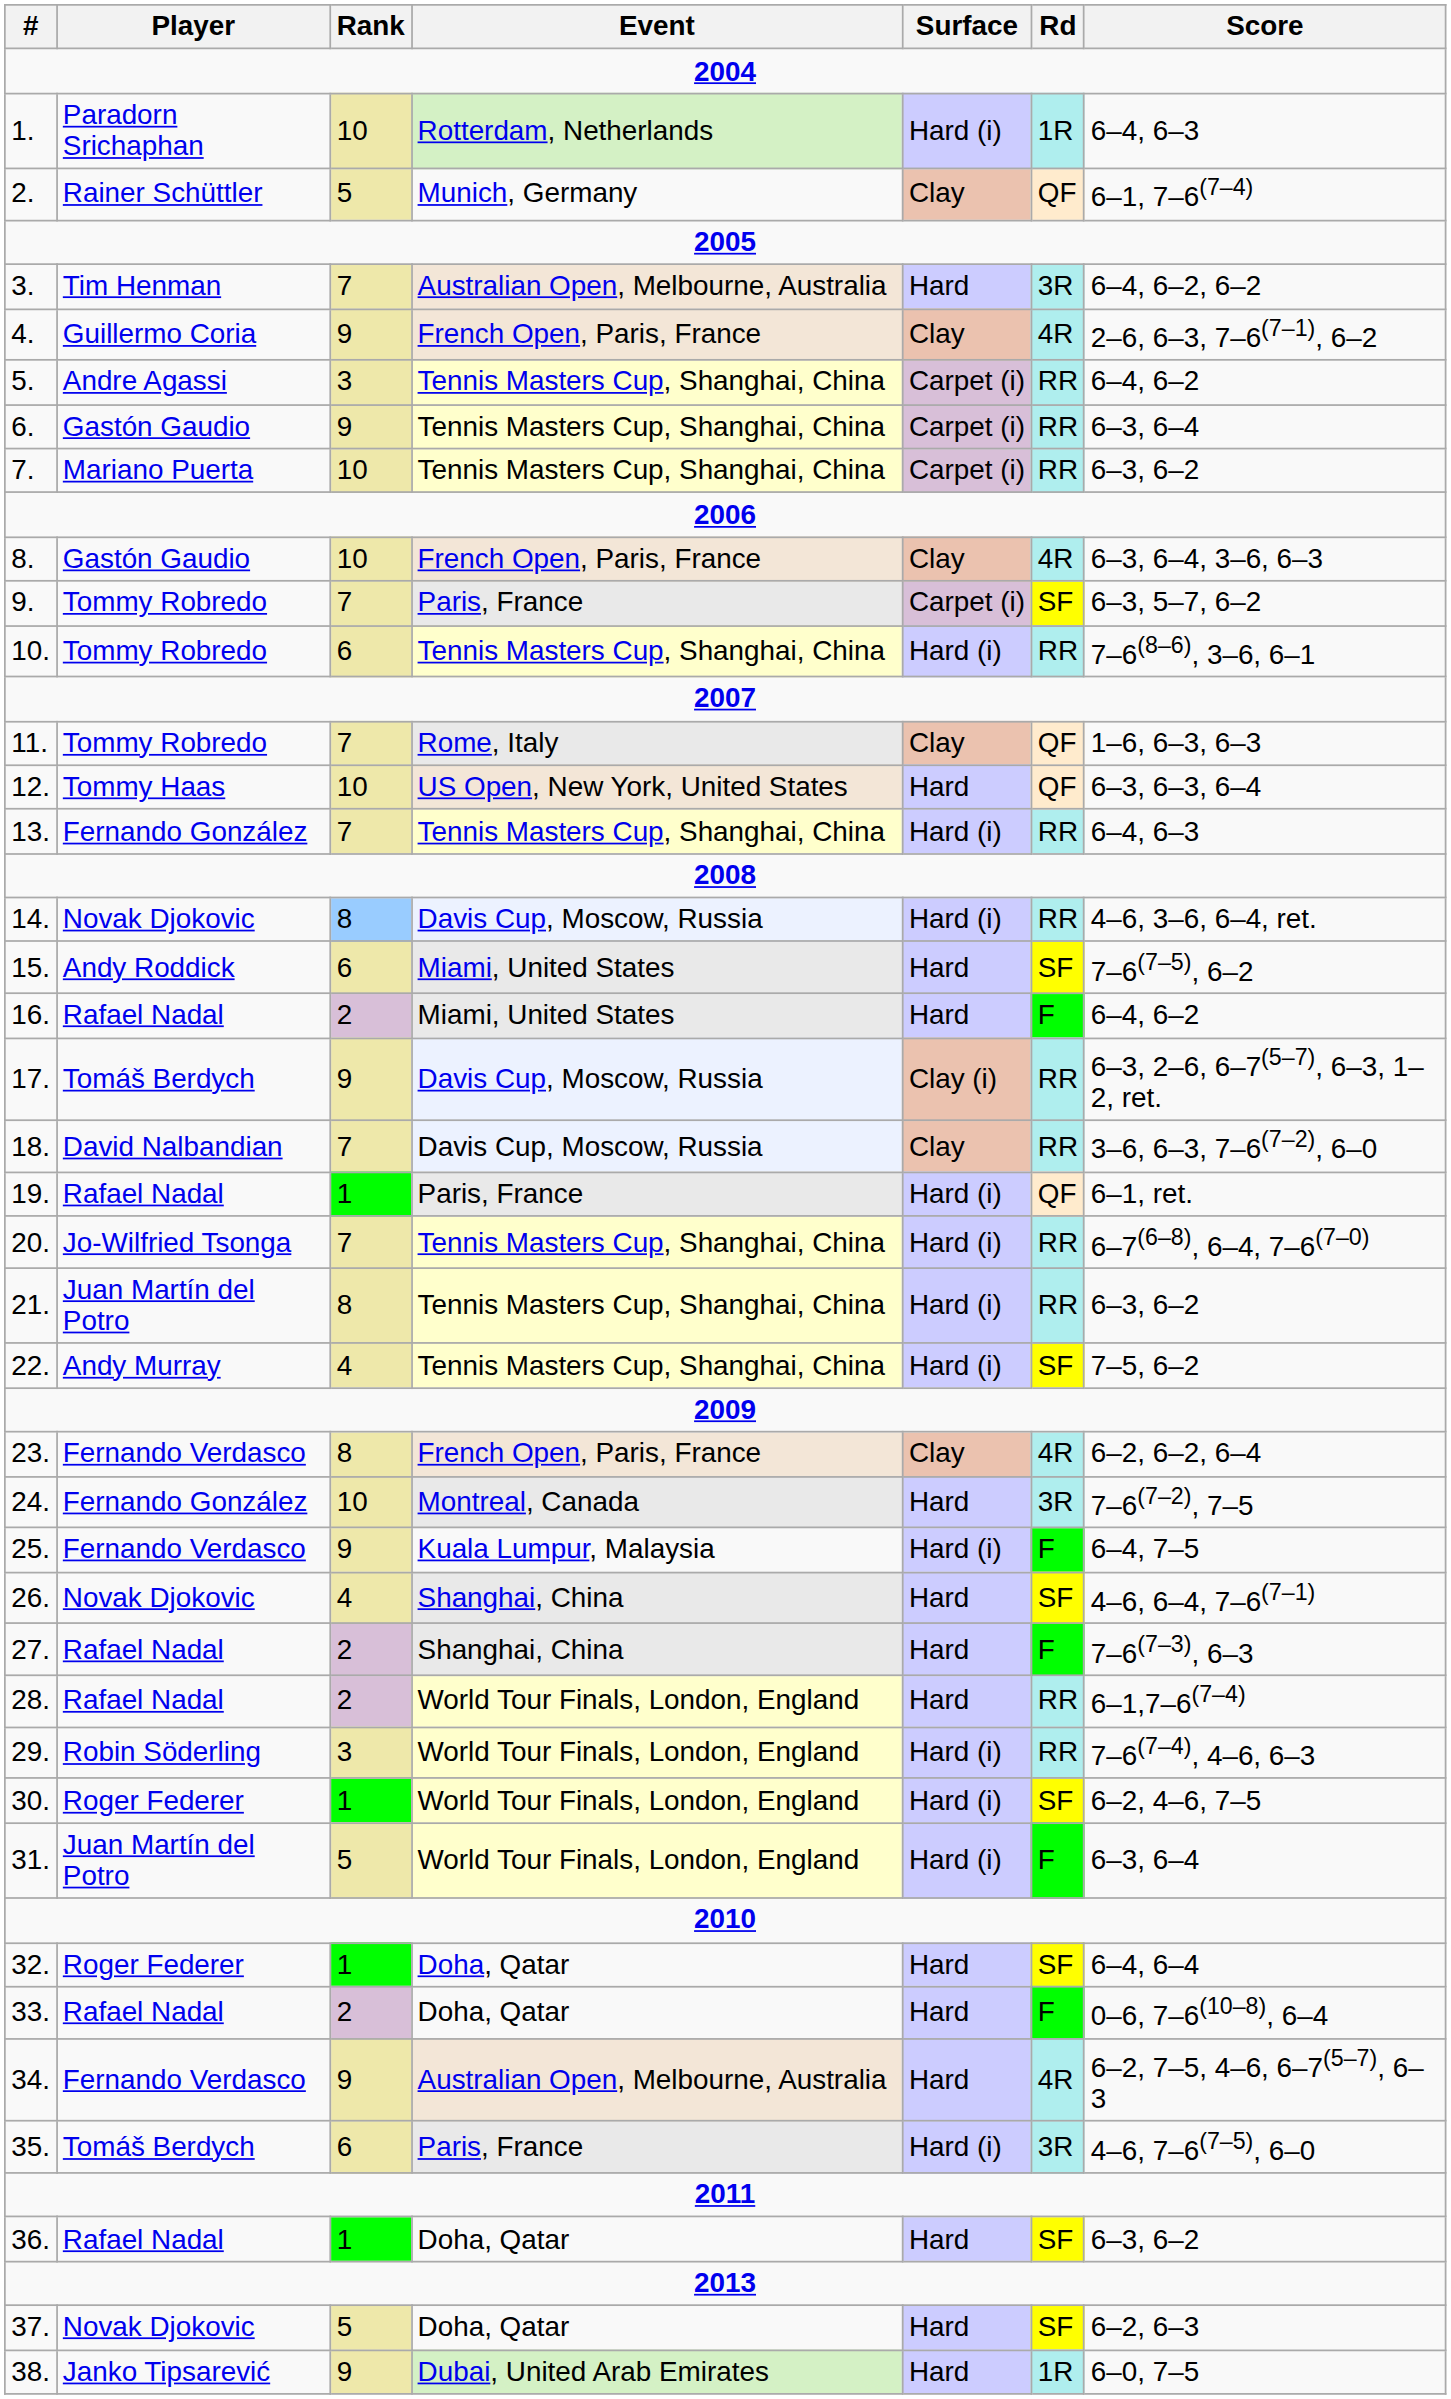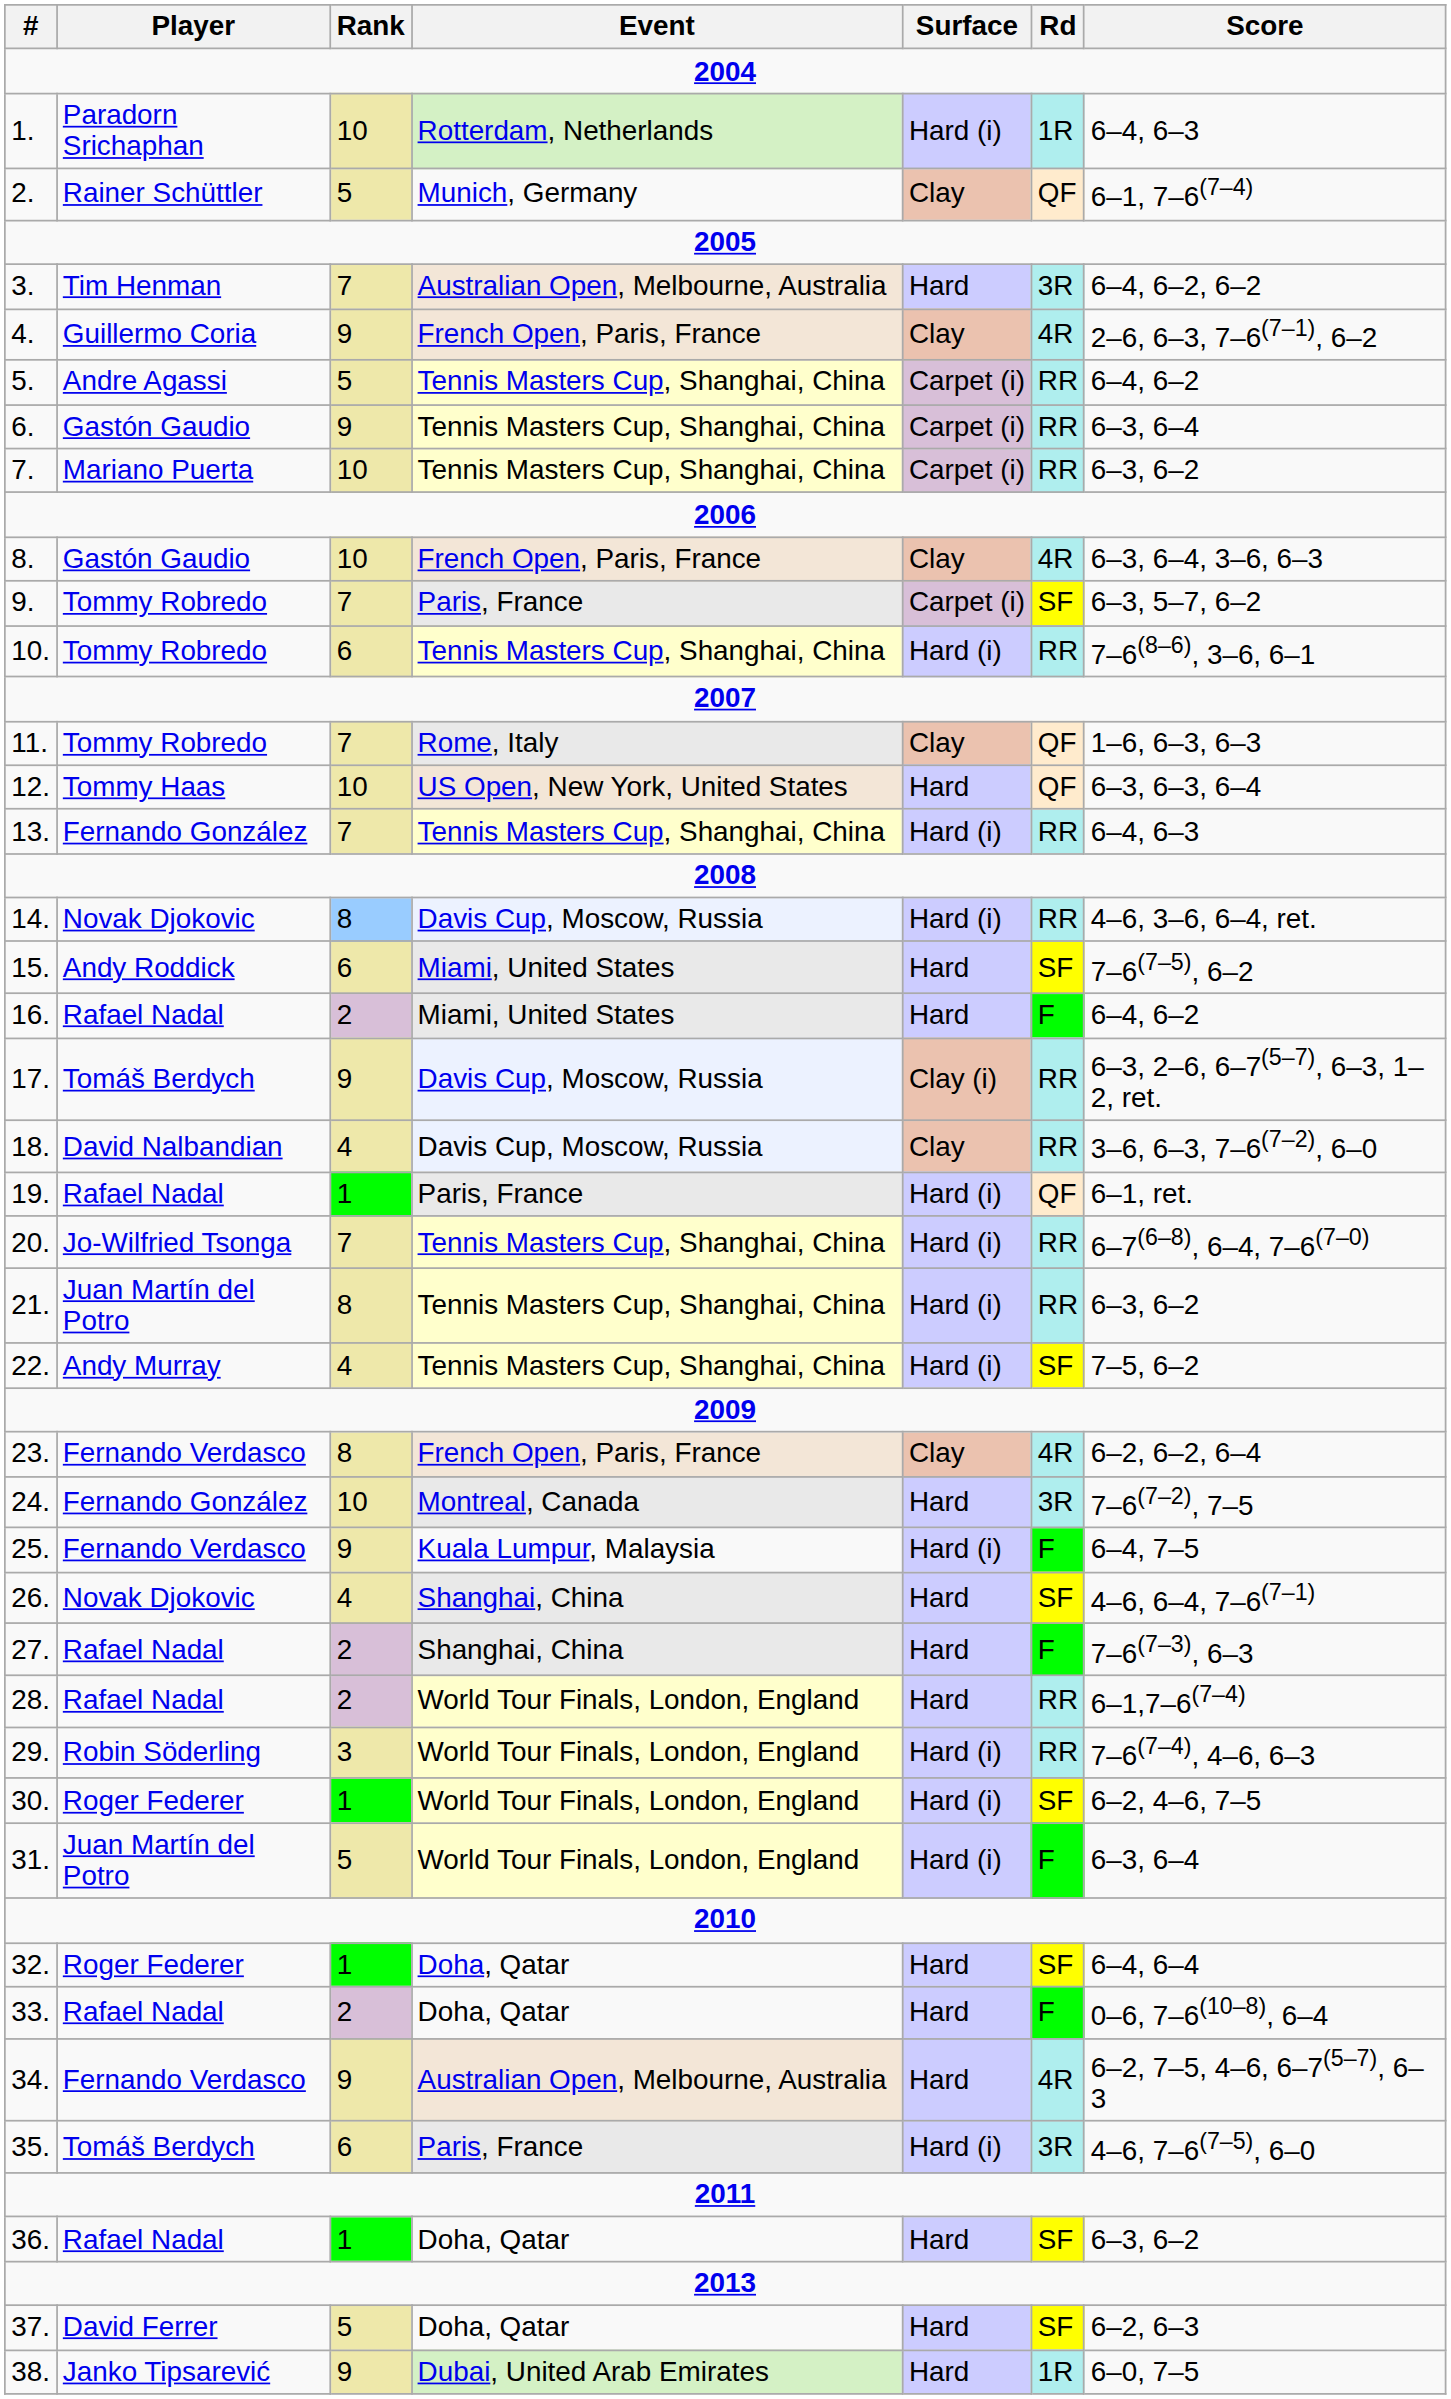(344, 382) 3 -> (344, 382) 5
(344, 1146) 7 -> (344, 1146) 4
(159, 2327) Novak Djokovic -> (140, 2327) David Ferrer
